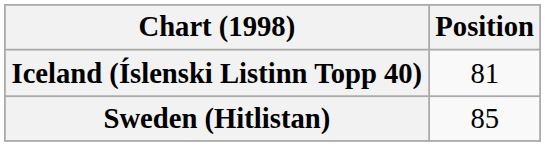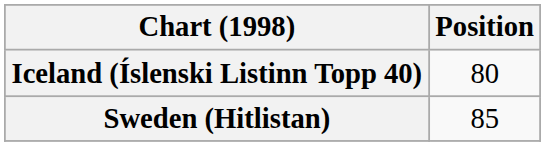(485, 72) 81 -> (485, 72) 80
